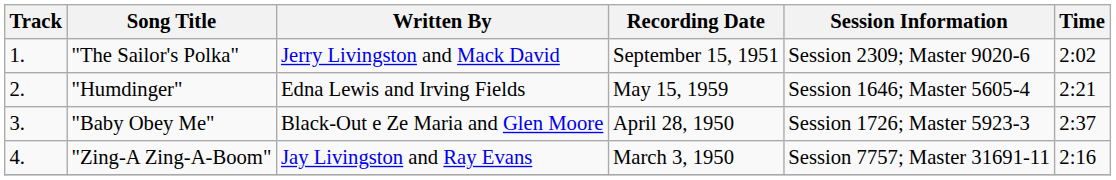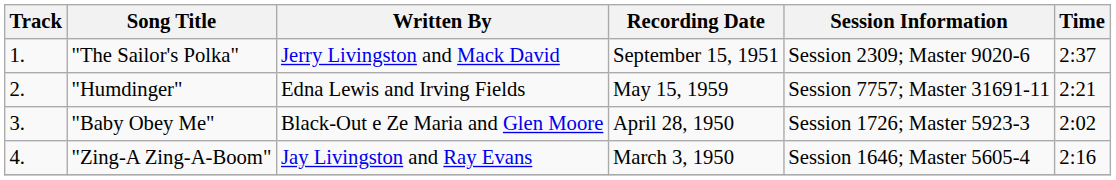(1078, 55) 2:02 -> (1078, 55) 2:37
(909, 89) Session 1646; Master 5605-4 -> (919, 89) Session 7757; Master 31691-11
(1078, 123) 2:37 -> (1078, 123) 2:02
(919, 158) Session 7757; Master 31691-11 -> (909, 158) Session 1646; Master 5605-4
